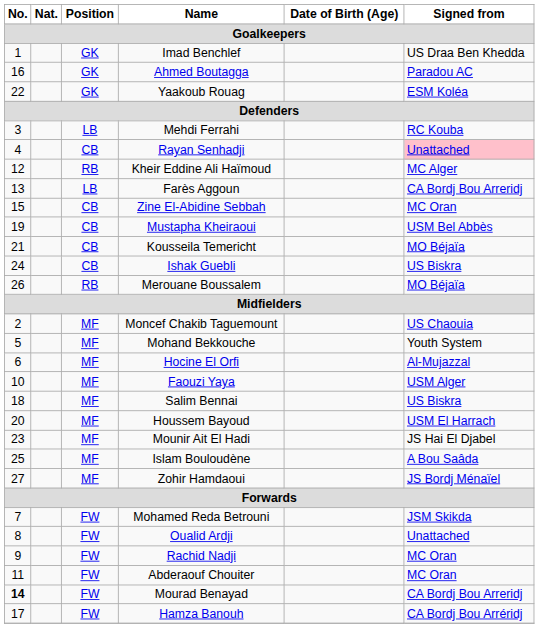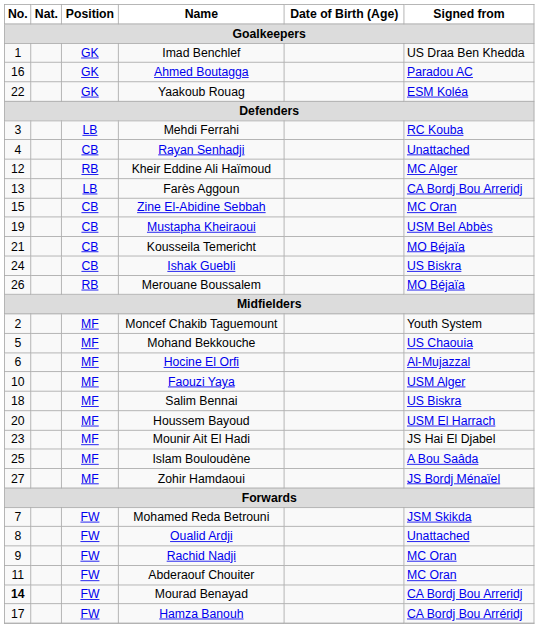(438, 150) pink background -> (438, 150) no background
(440, 324) US Chaouia -> (444, 324) Youth System
(444, 343) Youth System -> (440, 343) US Chaouia
